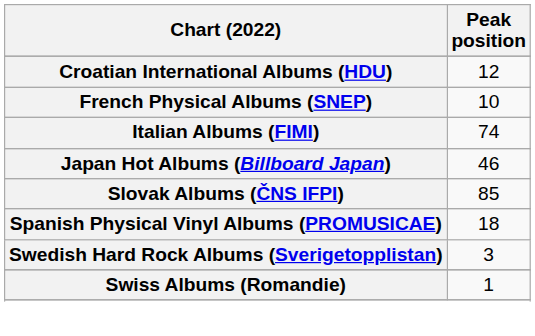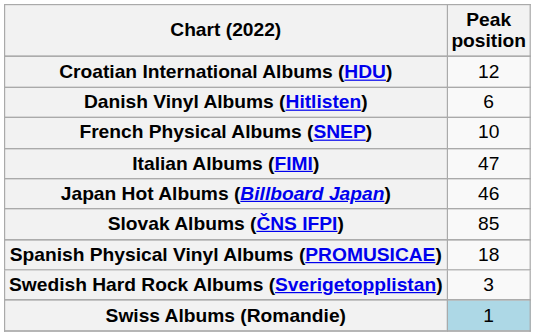+ row: (226, 102)
(489, 132) 74 -> (489, 163) 47
(489, 284) no background -> (489, 315) lightblue background
